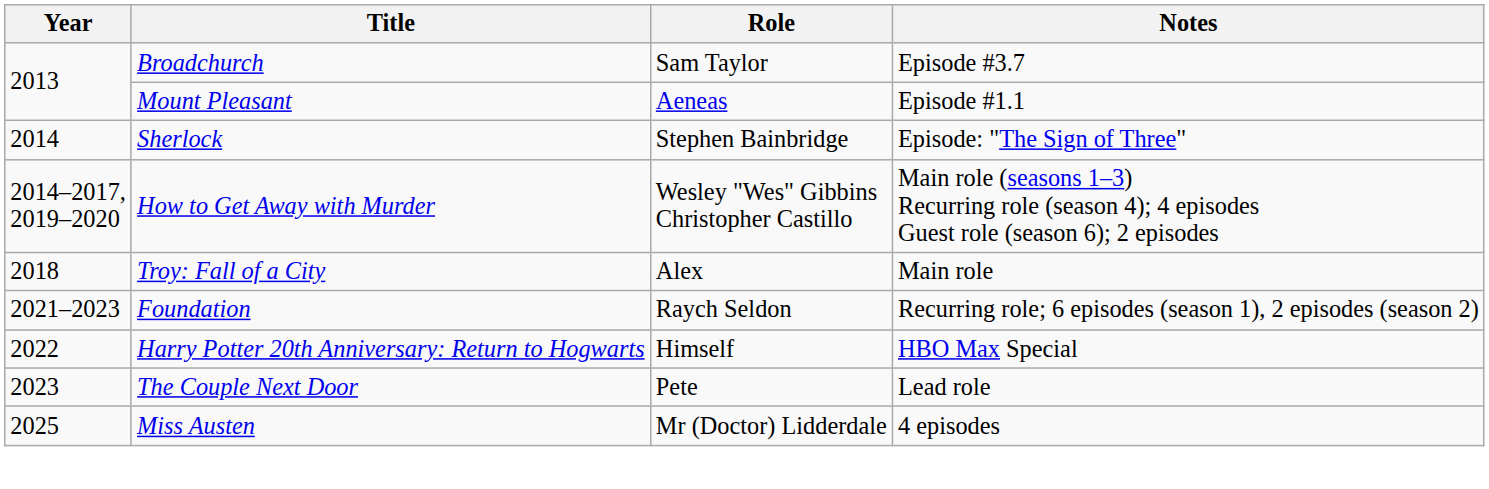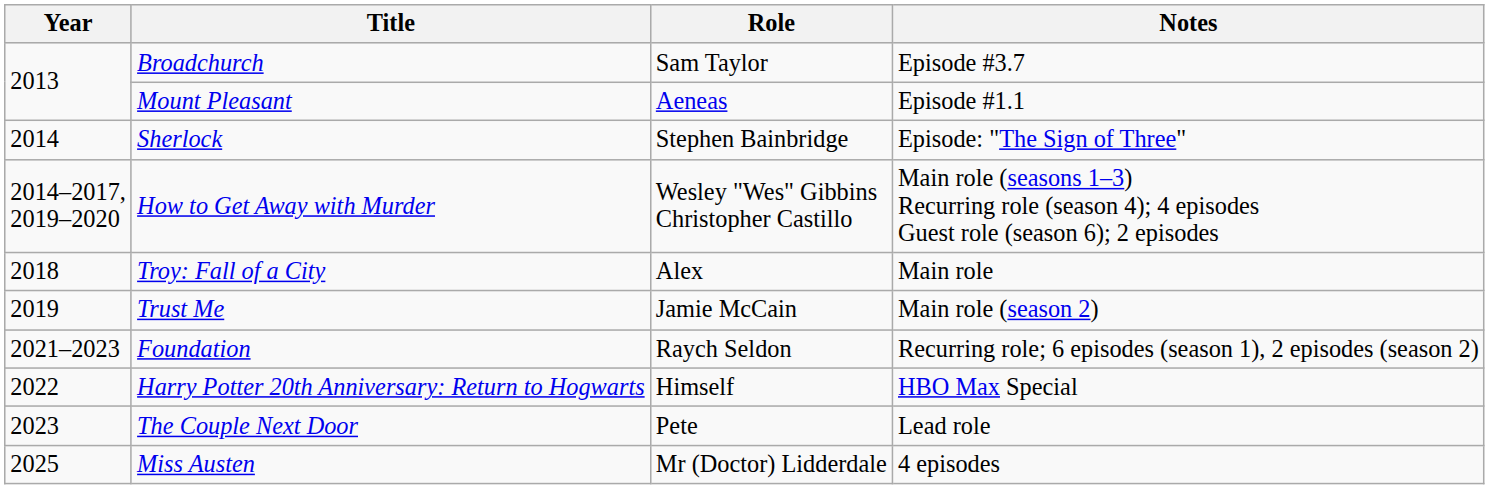+ row: (181, 309)
